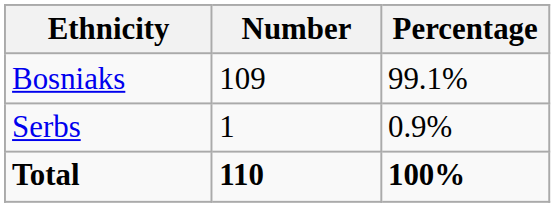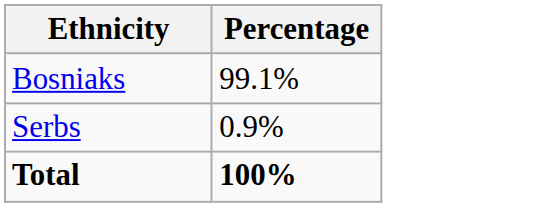- column: (297, 28)
